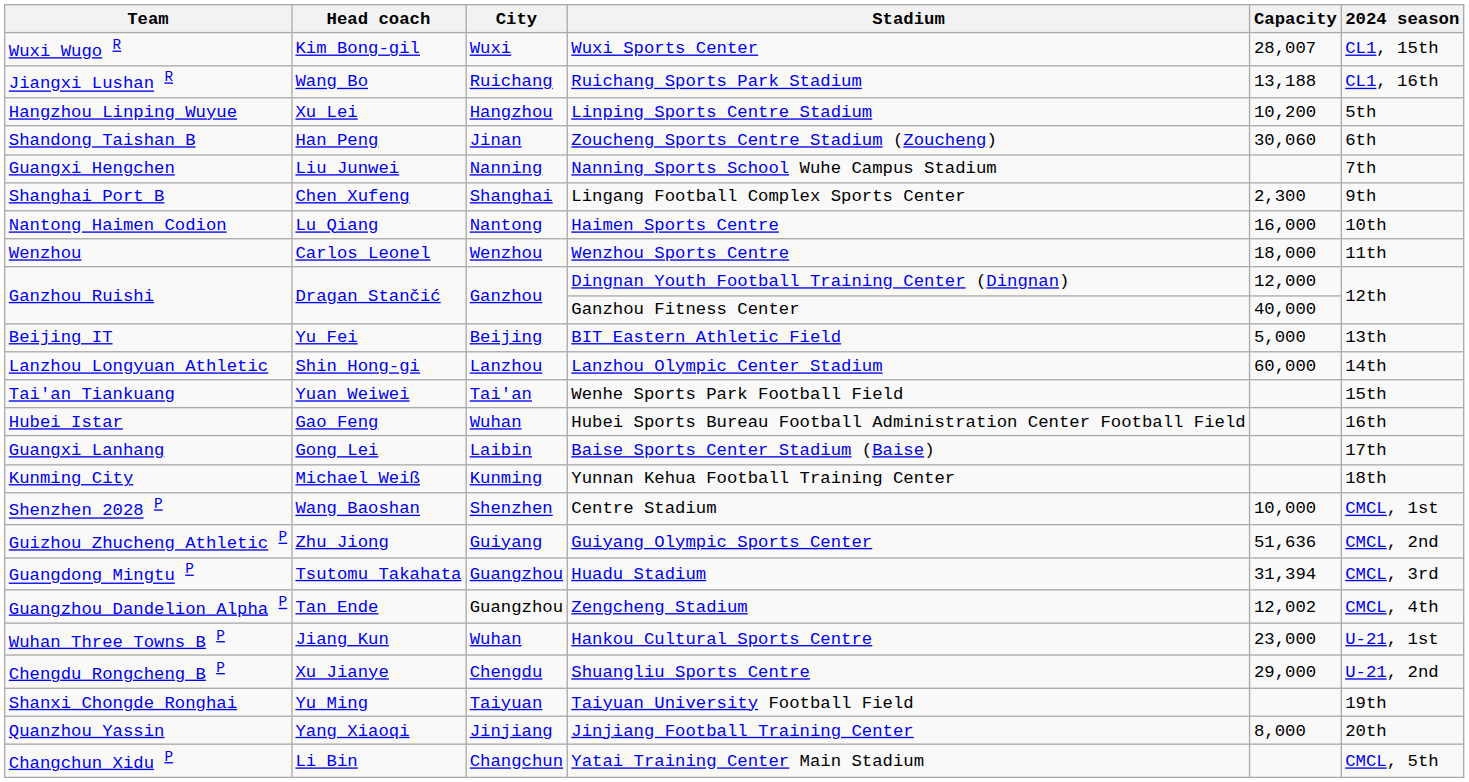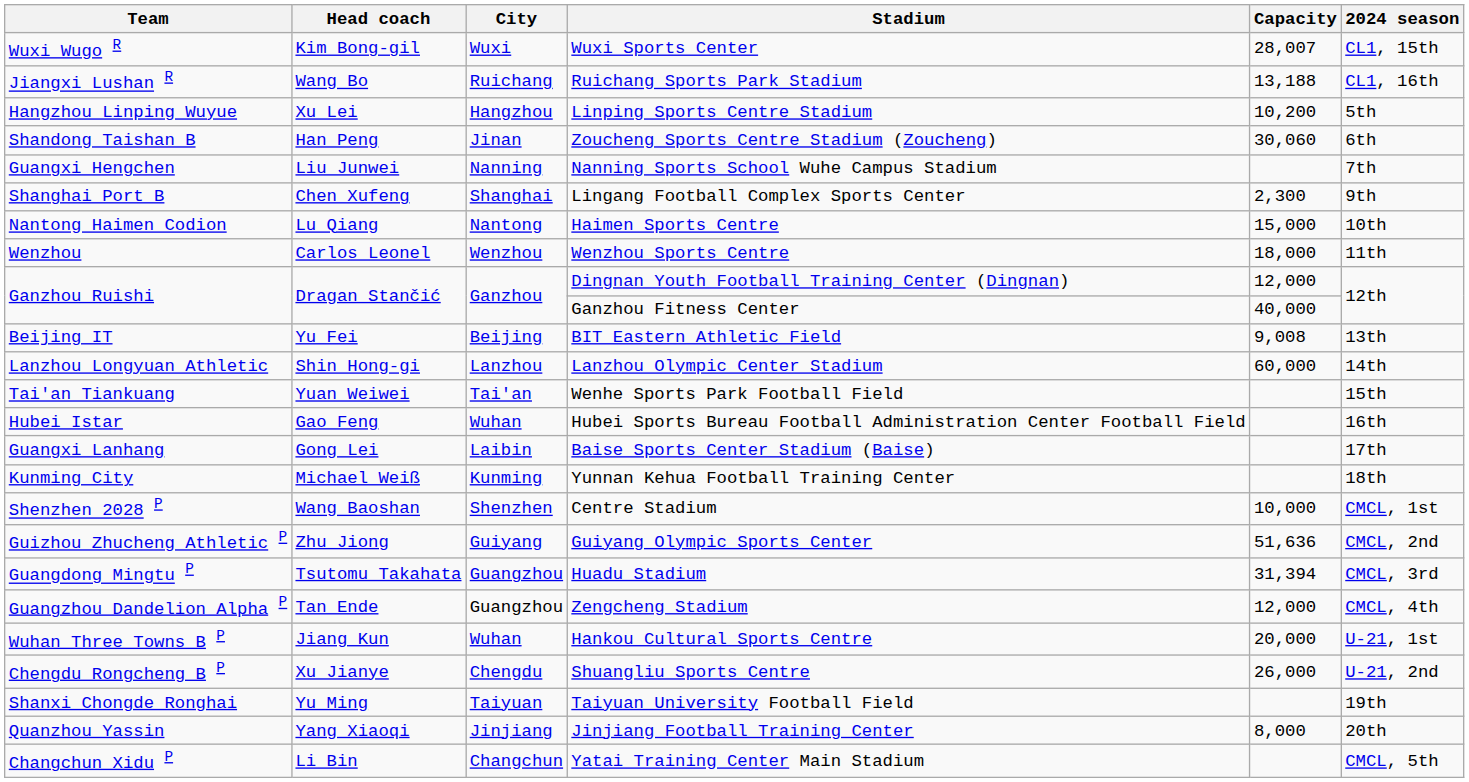(1285, 225) 16,000 -> (1285, 225) 15,000
(1280, 338) 5,000 -> (1280, 338) 9,008
(1285, 607) 12,002 -> (1285, 607) 12,000
(1285, 639) 23,000 -> (1285, 639) 20,000
(1285, 672) 29,000 -> (1285, 672) 26,000
